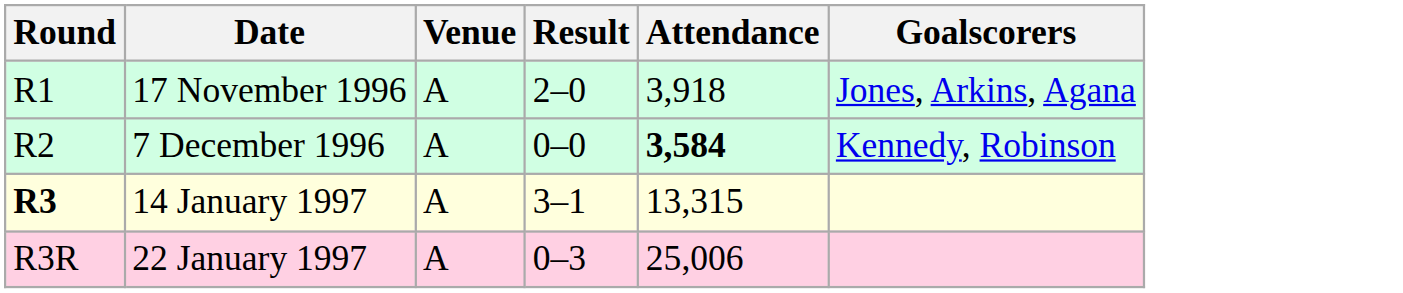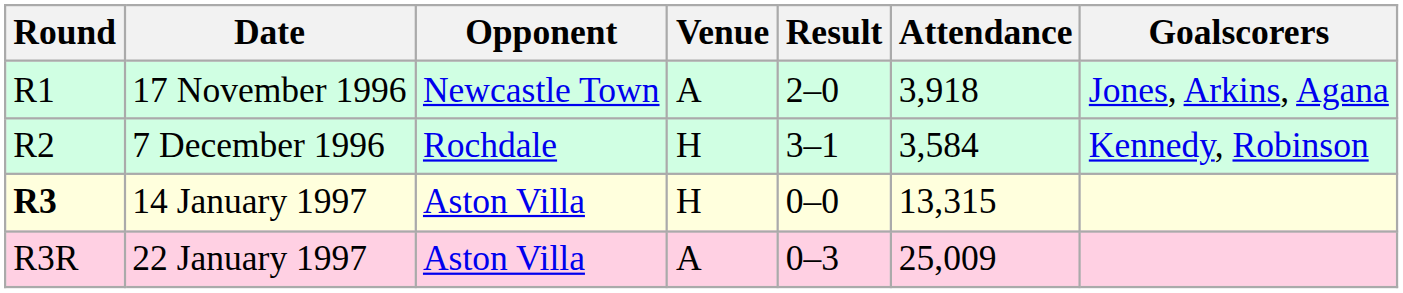+ column: (541, 32)
(436, 145) A -> (689, 145) H
(559, 145) 0–0 -> (812, 145) 3–1
(686, 145) bold -> (939, 145) normal
(436, 201) A -> (689, 201) H
(559, 201) 3–1 -> (812, 201) 0–0
(695, 257) 25,006 -> (948, 257) 25,009
